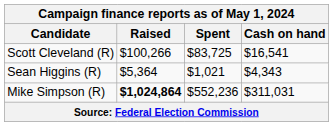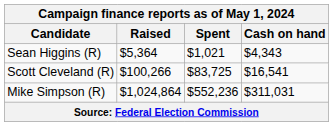rows swapped: (61, 53) <-> (54, 72)
(151, 92) bold -> (151, 92) normal
